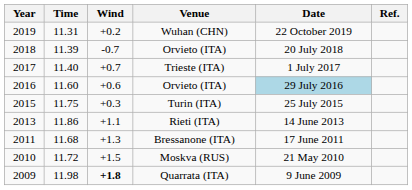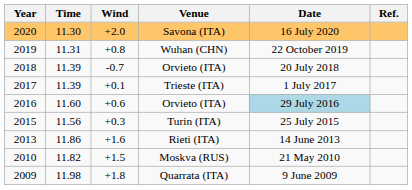+ row: (25, 31)
(110, 31) +0.2 -> (115, 49) +0.8
(66, 67) 11.40 -> (68, 85) 11.39
(110, 67) +0.7 -> (115, 85) +0.1
(66, 103) 11.75 -> (68, 121) 11.56
(110, 121) +1.1 -> (115, 139) +1.6
- row: (24, 139)
(66, 157) 11.72 -> (68, 157) 11.82
(110, 175) bold -> (115, 175) normal
